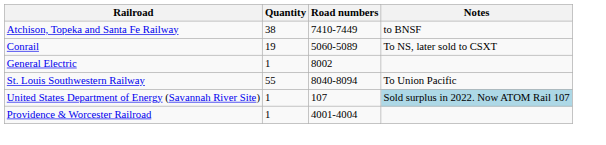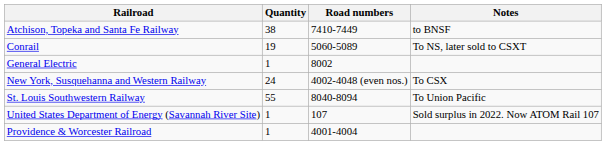+ row: (106, 81)
(477, 98) lightblue background -> (506, 115) no background
